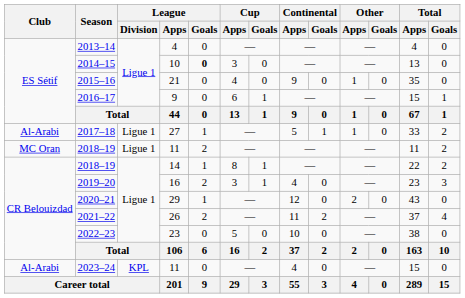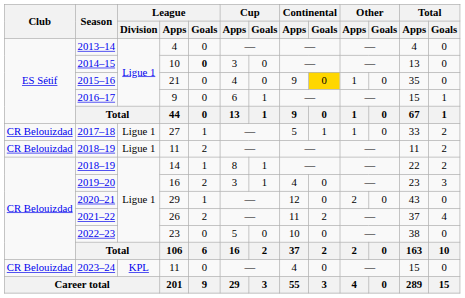(324, 81) no background -> (324, 81) gold background
(40, 132) Al-Arabi -> (40, 132) CR Belouizdad
(40, 149) MC Oran -> (40, 149) CR Belouizdad
(40, 268) Al-Arabi -> (40, 268) CR Belouizdad
